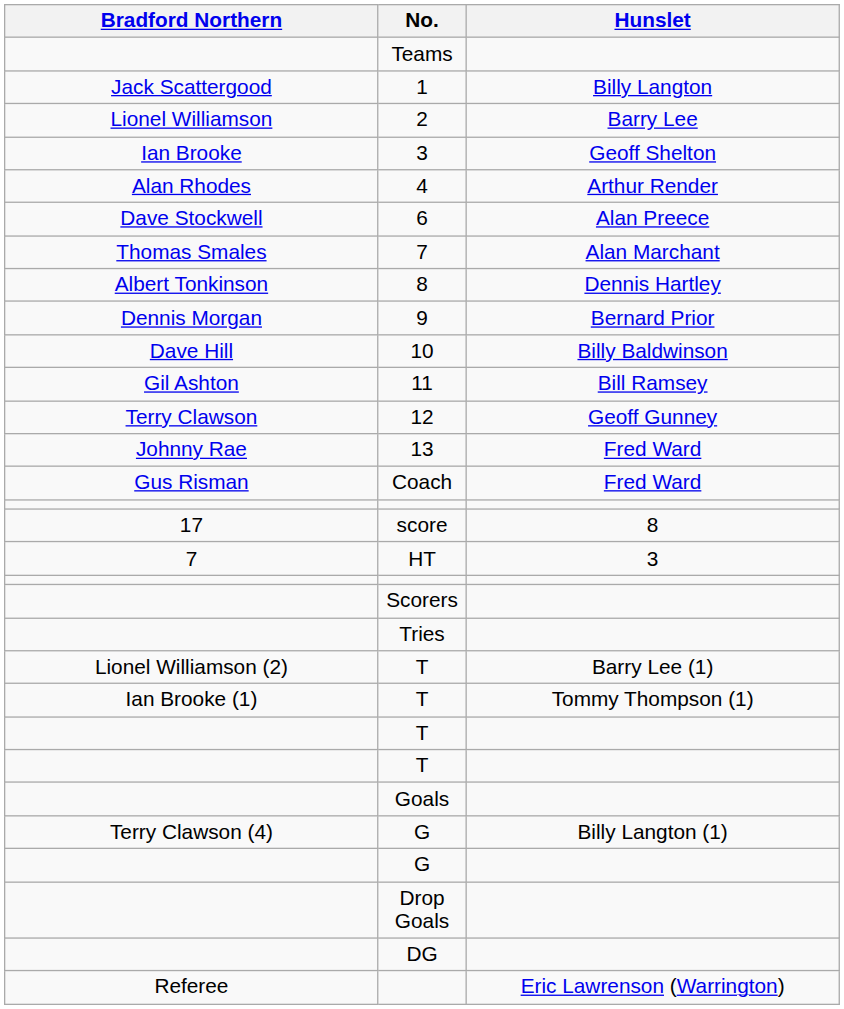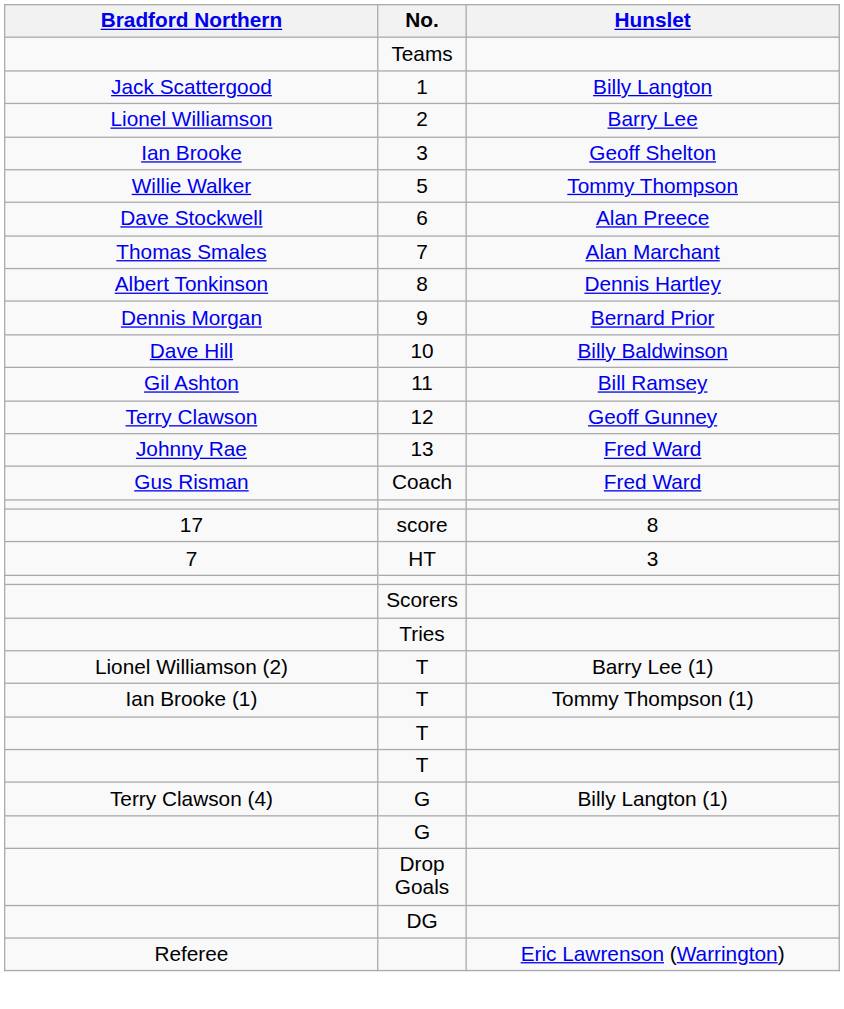- row: (191, 185)
+ row: (191, 185)
- row: (191, 799)
